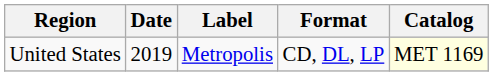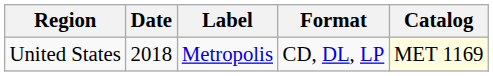(151, 53) 2019 -> (151, 53) 2018
